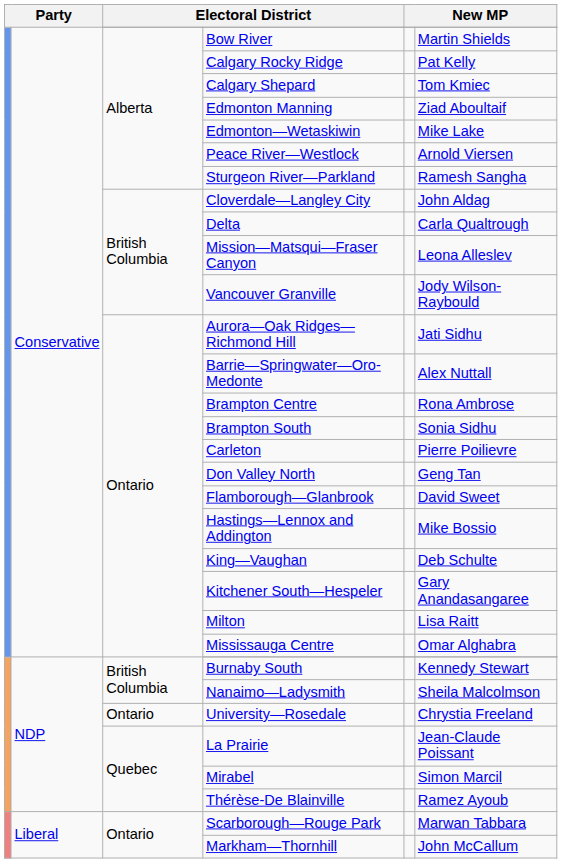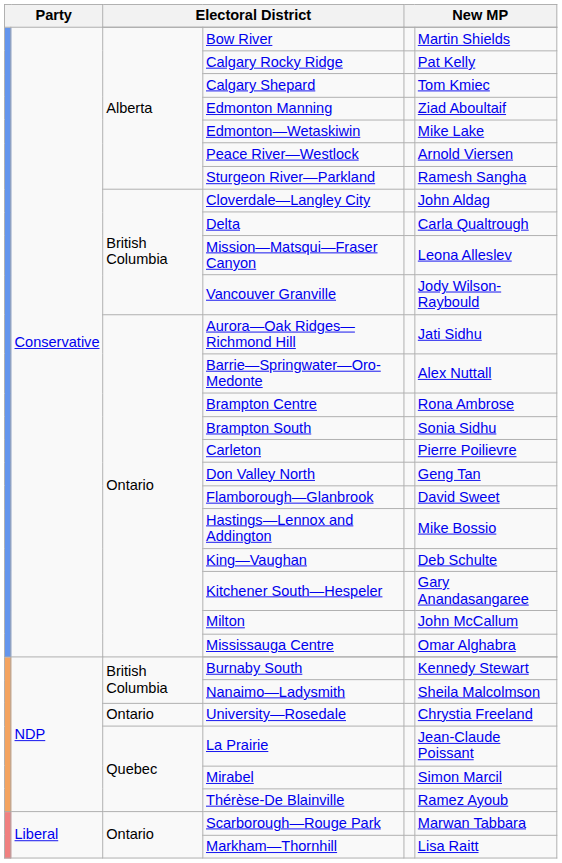(448, 622) Lisa Raitt -> (468, 622) John McCallum
(468, 846) John McCallum -> (448, 846) Lisa Raitt
